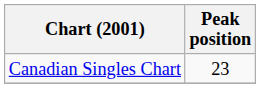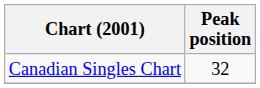(220, 68) 23 -> (220, 68) 32
